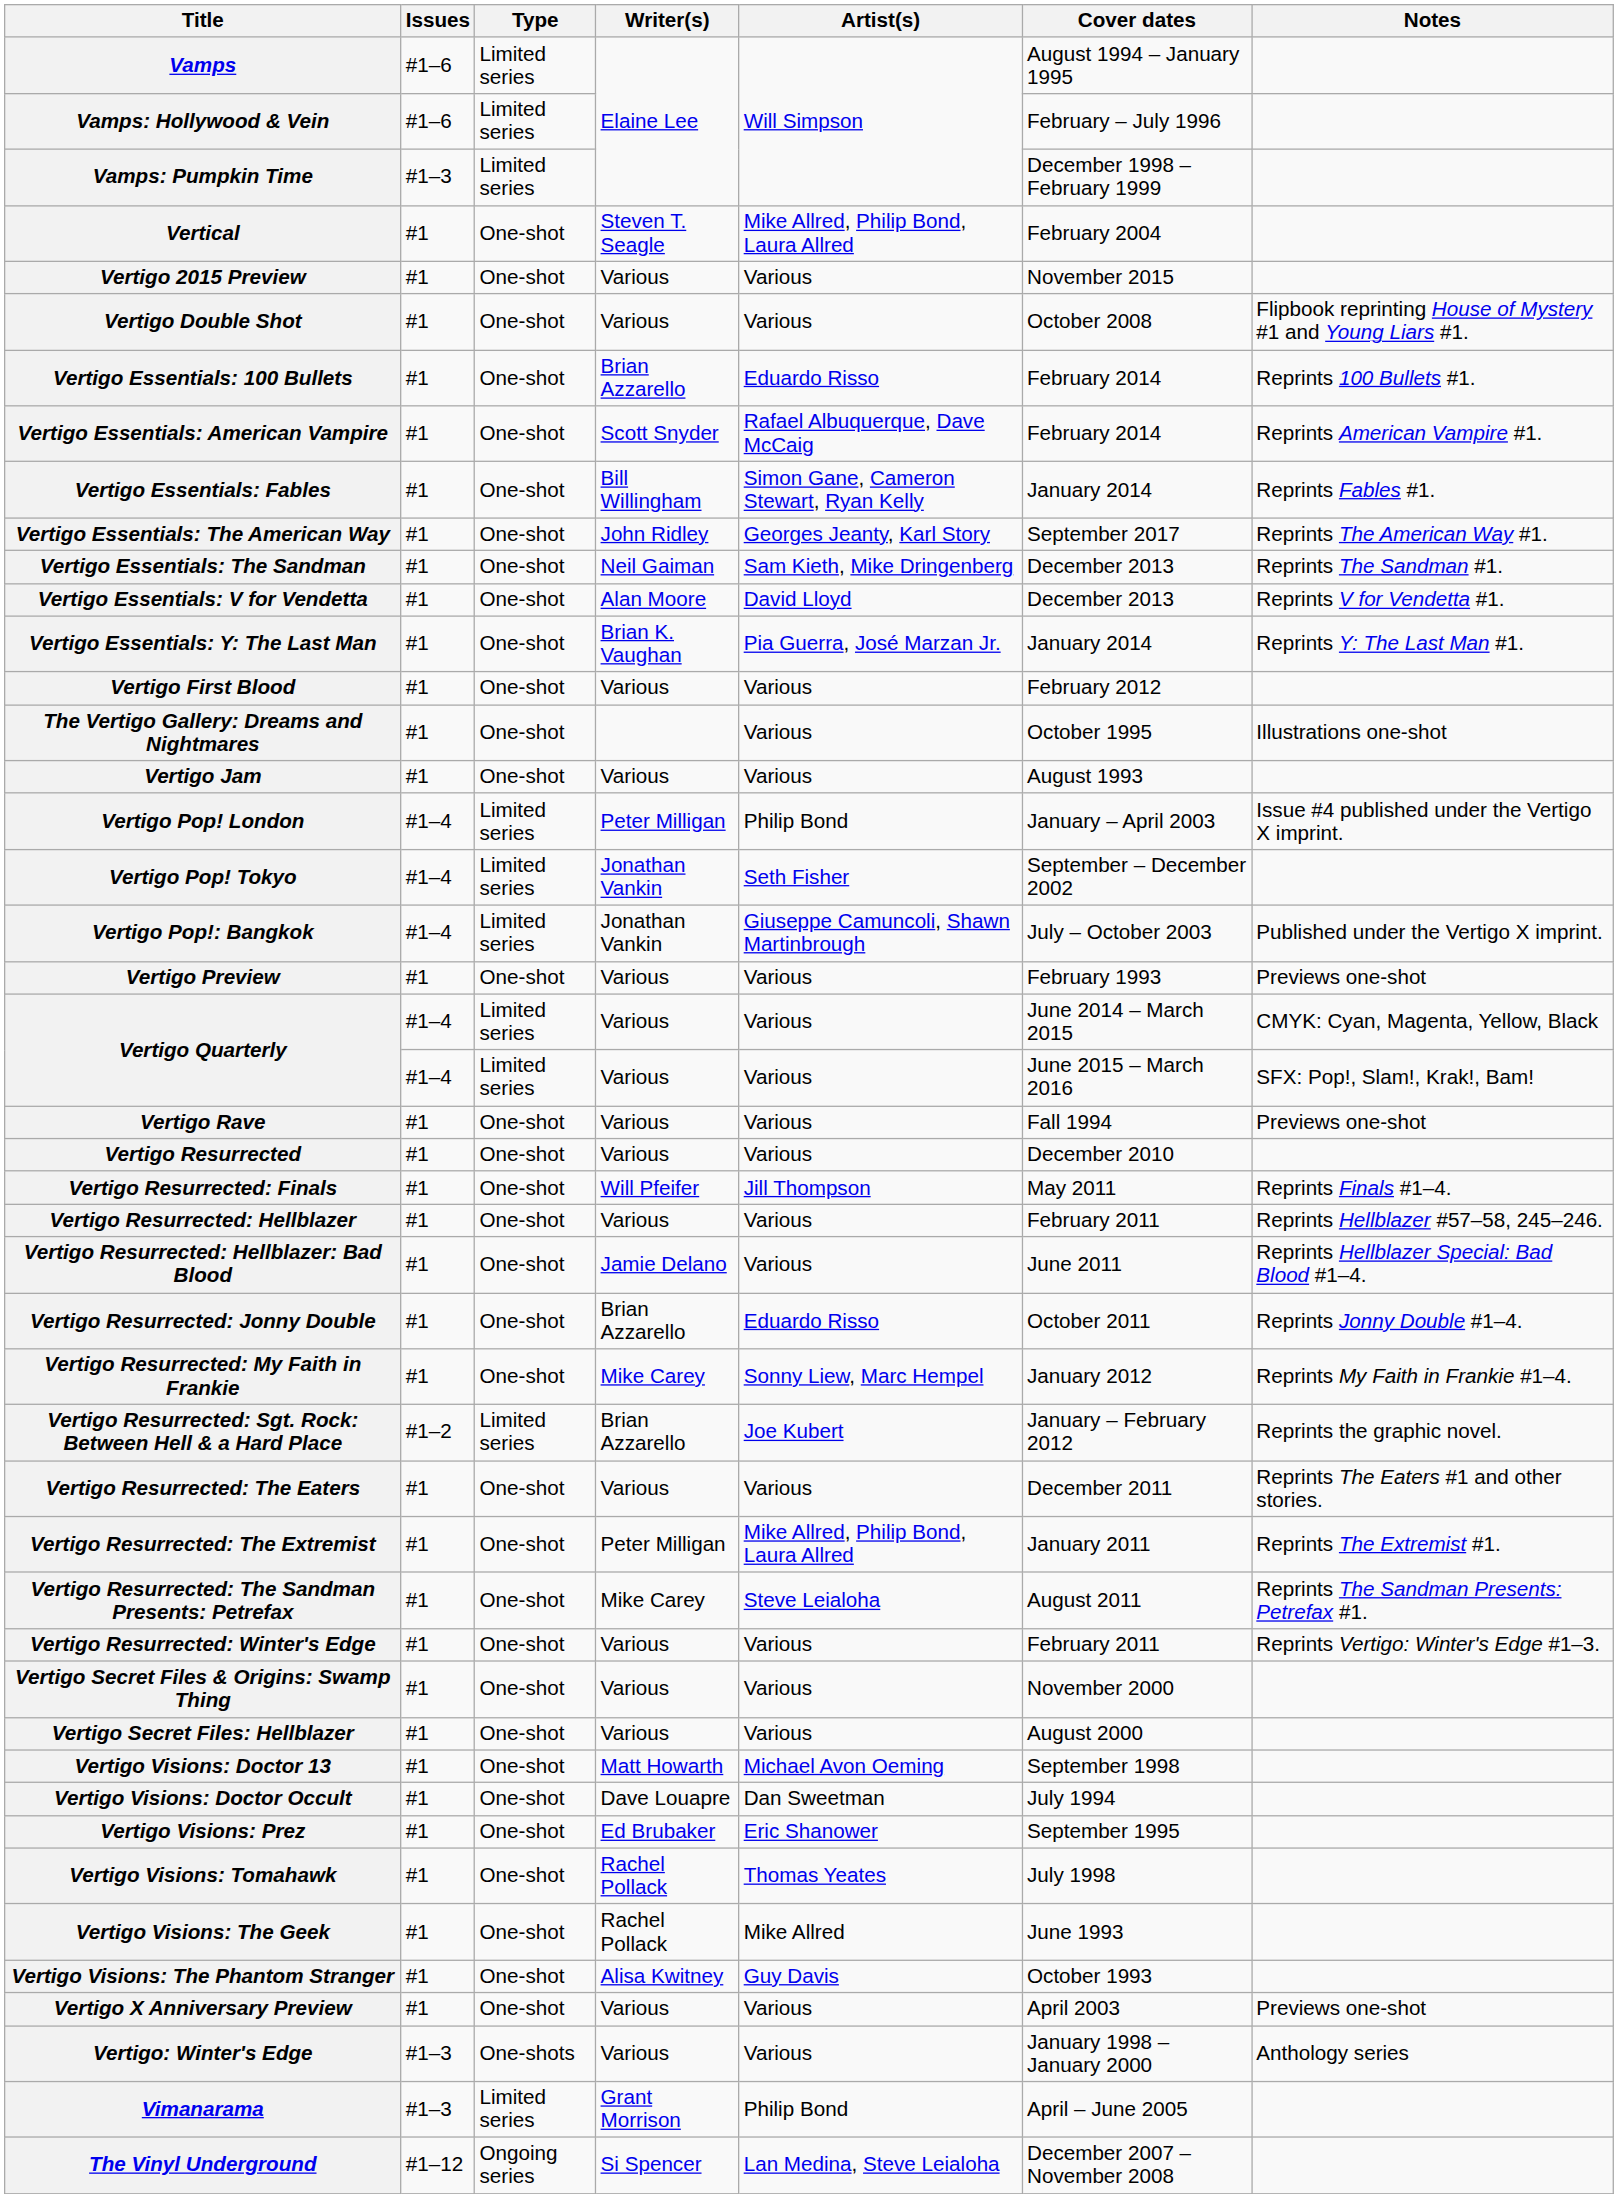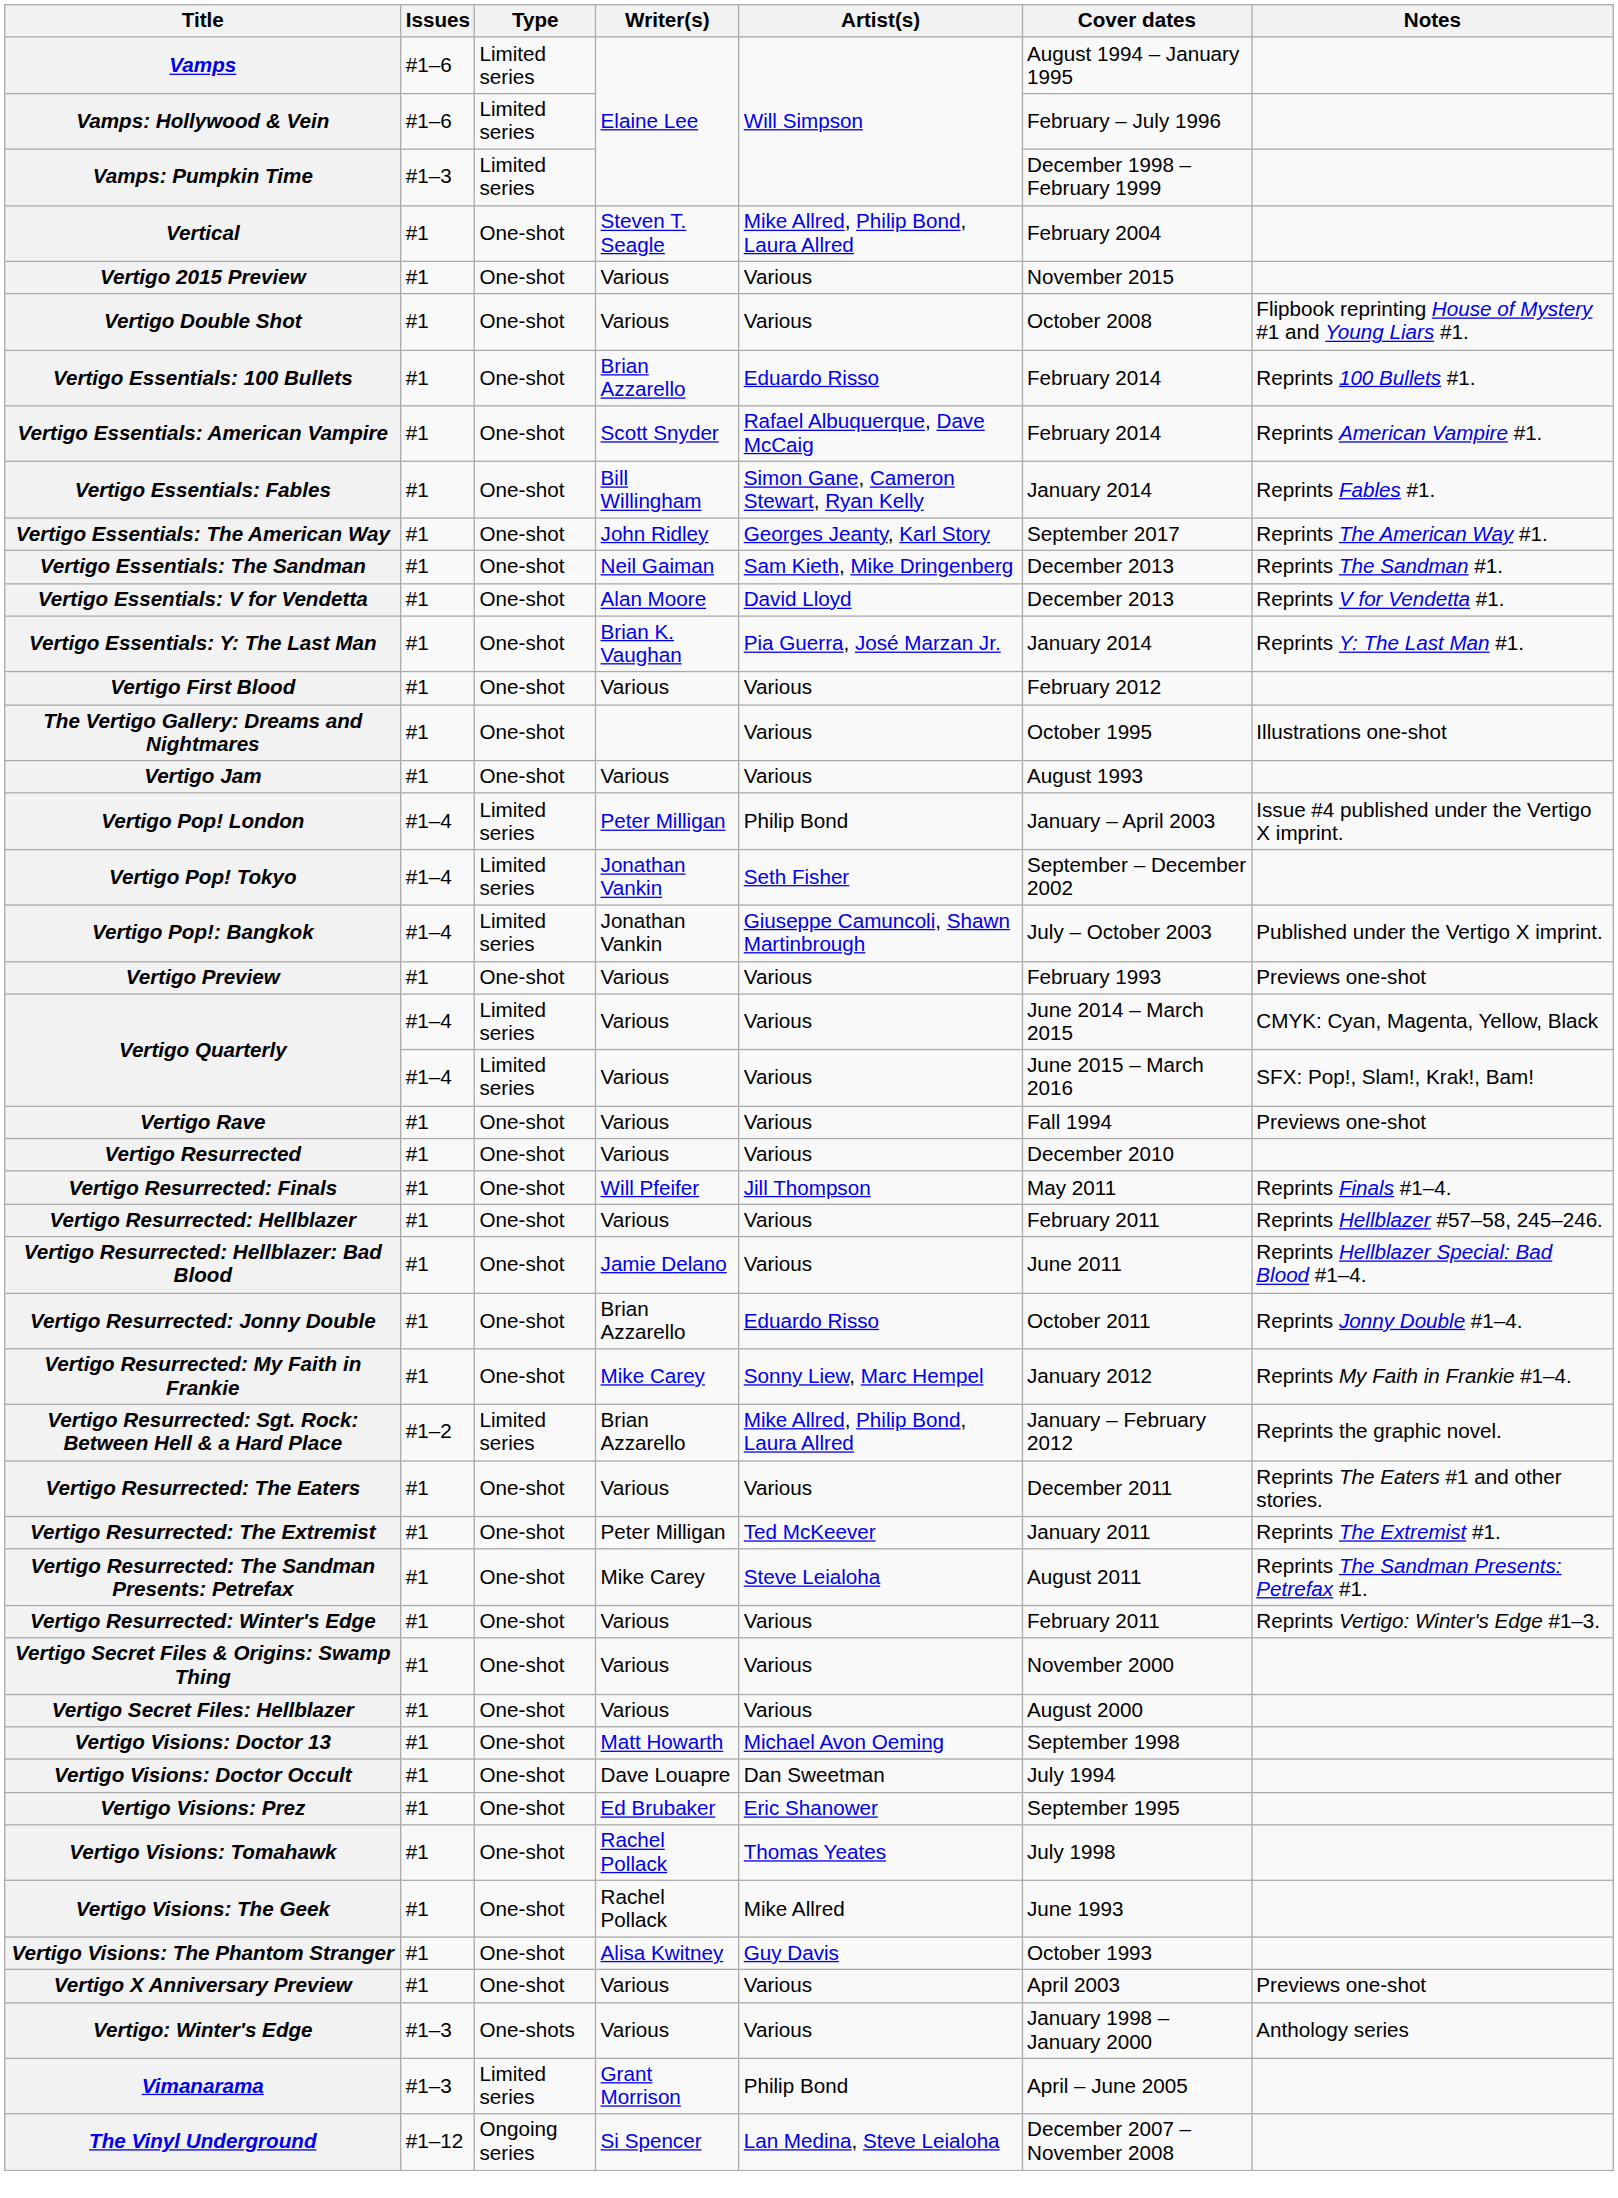(794, 1432) Joe Kubert -> (855, 1432) Mike Allred, Philip Bond, Laura Allred
(855, 1544) Mike Allred, Philip Bond, Laura Allred -> (810, 1532) Ted McKeever
